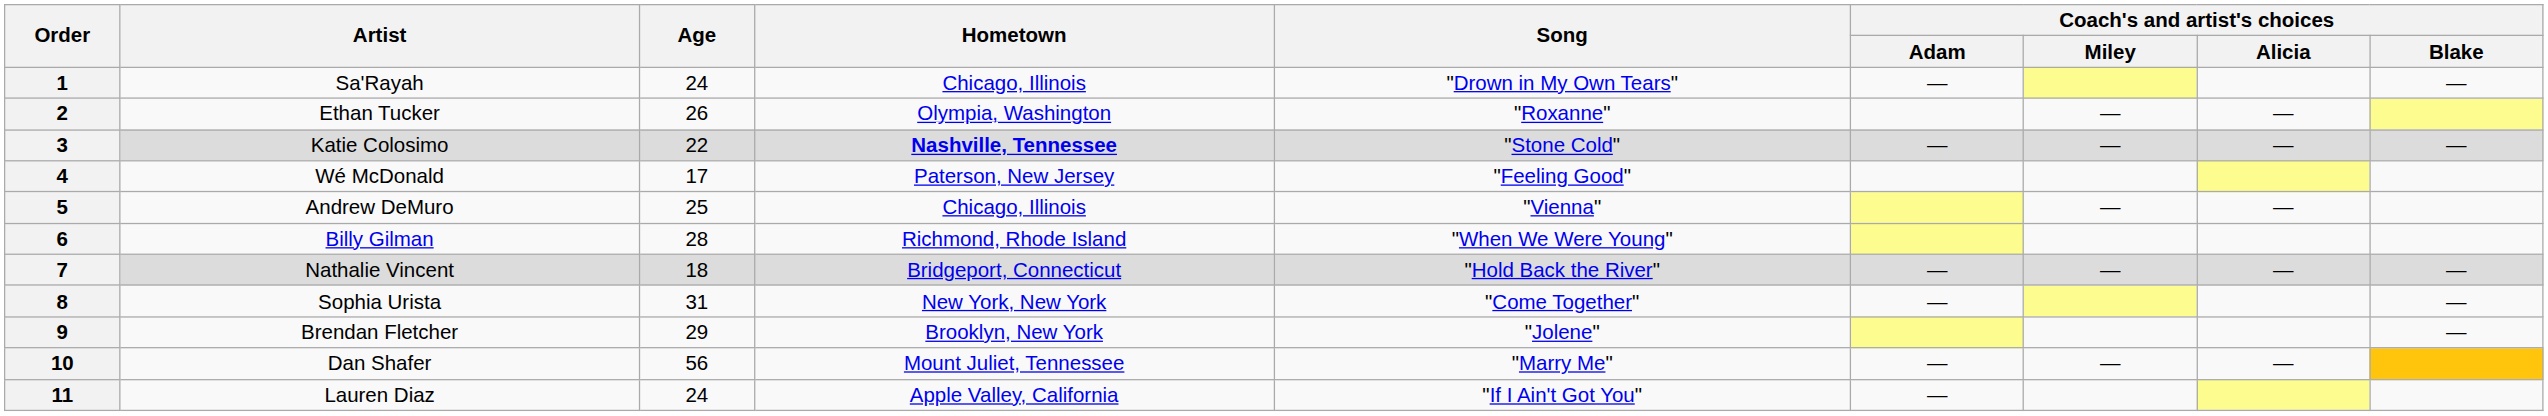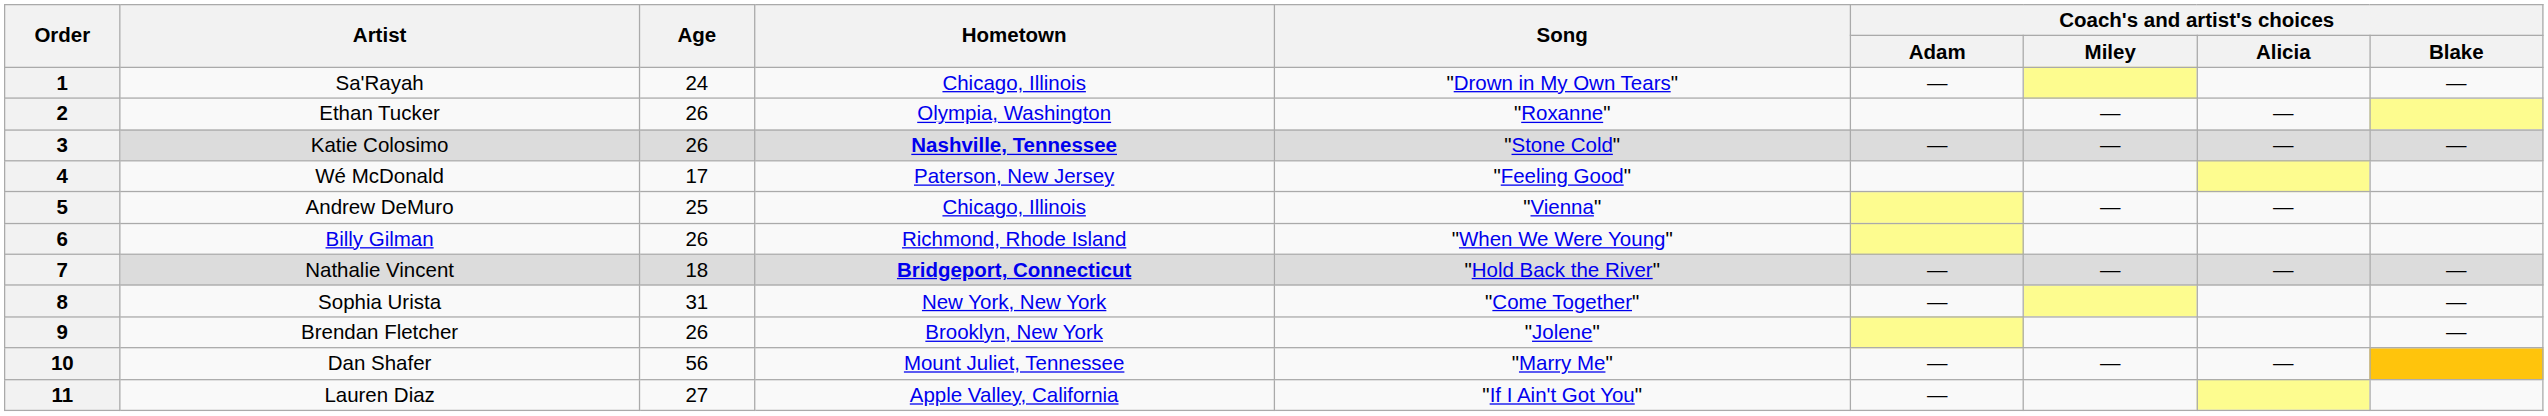(697, 145) 22 -> (697, 145) 26
(697, 239) 28 -> (697, 239) 26
(1014, 270) normal -> (1014, 270) bold
(697, 332) 29 -> (697, 332) 26
(697, 395) 24 -> (697, 395) 27
